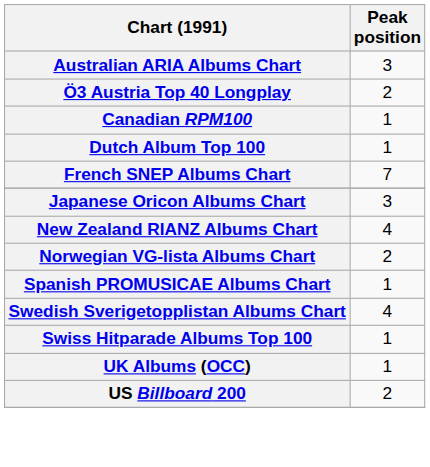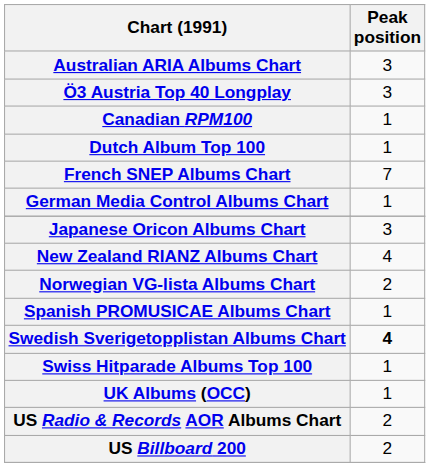(387, 92) 2 -> (387, 92) 3
+ row: (177, 202)
(387, 311) normal -> (387, 339) bold
+ row: (177, 421)
